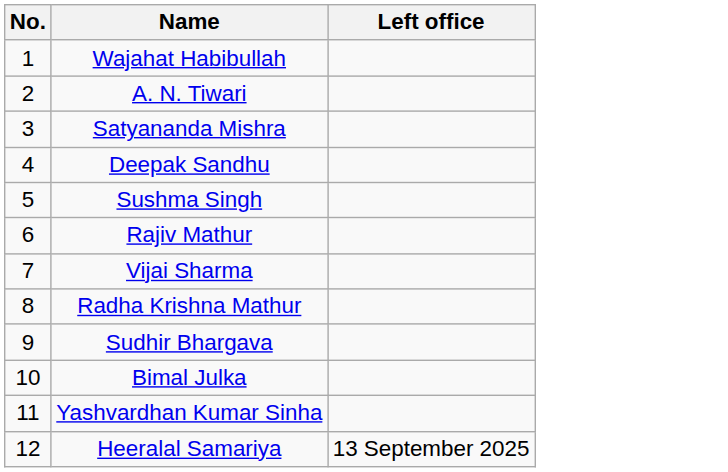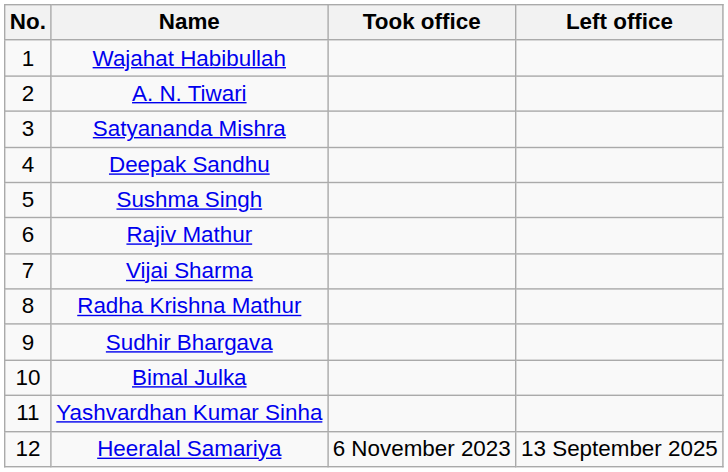+ column: (422, 22)
